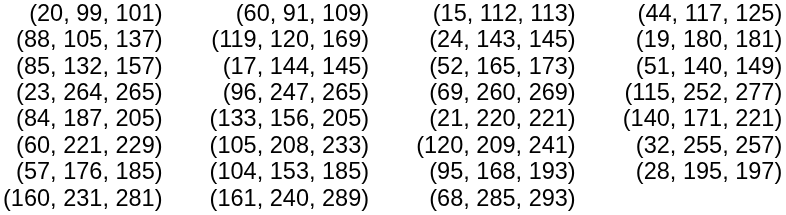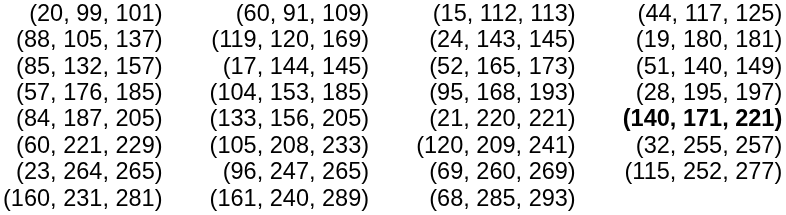rows swapped: (89, 171) <-> (89, 92)
(703, 118) normal -> (703, 118) bold
